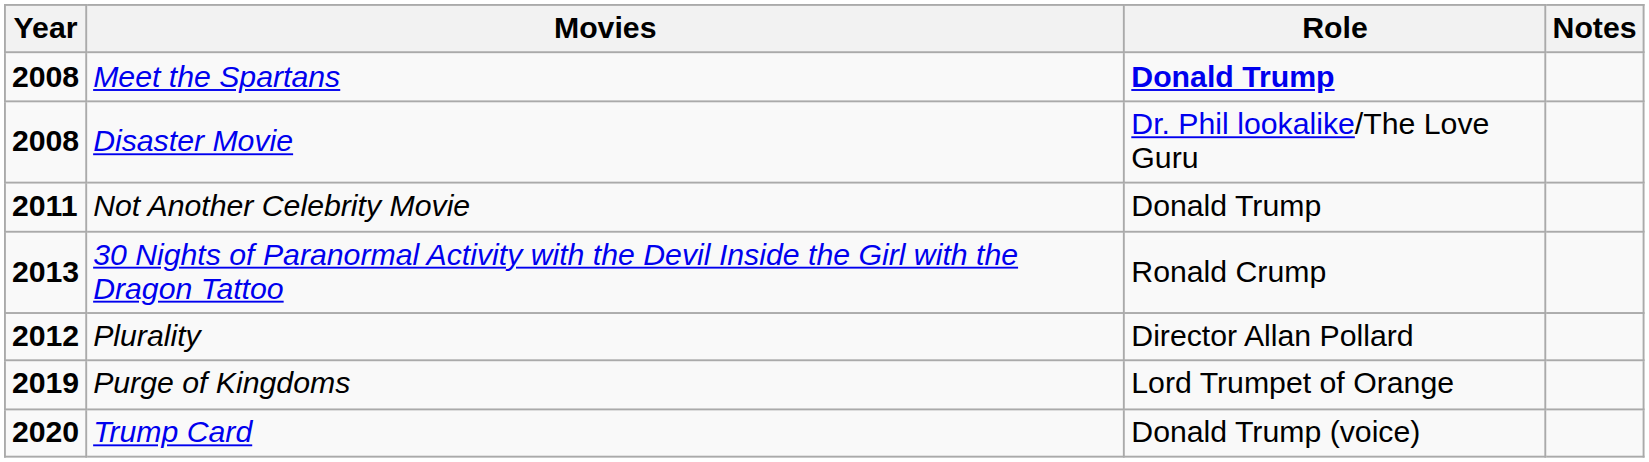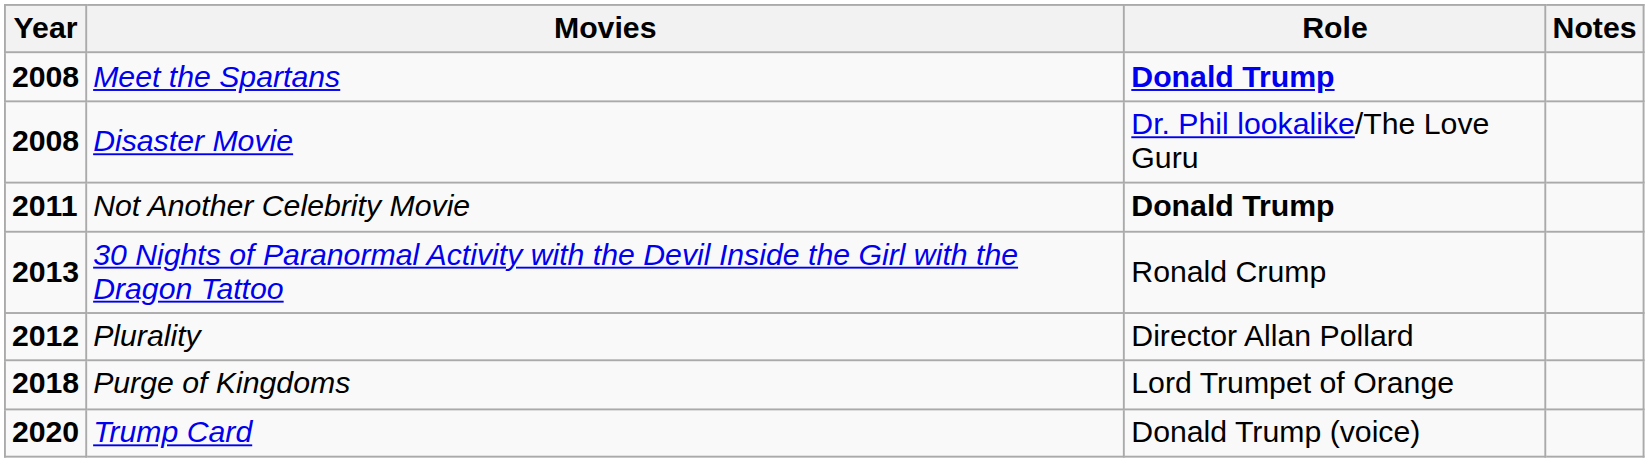(1226, 206) normal -> (1233, 206) bold
(46, 384) 2019 -> (46, 384) 2018
